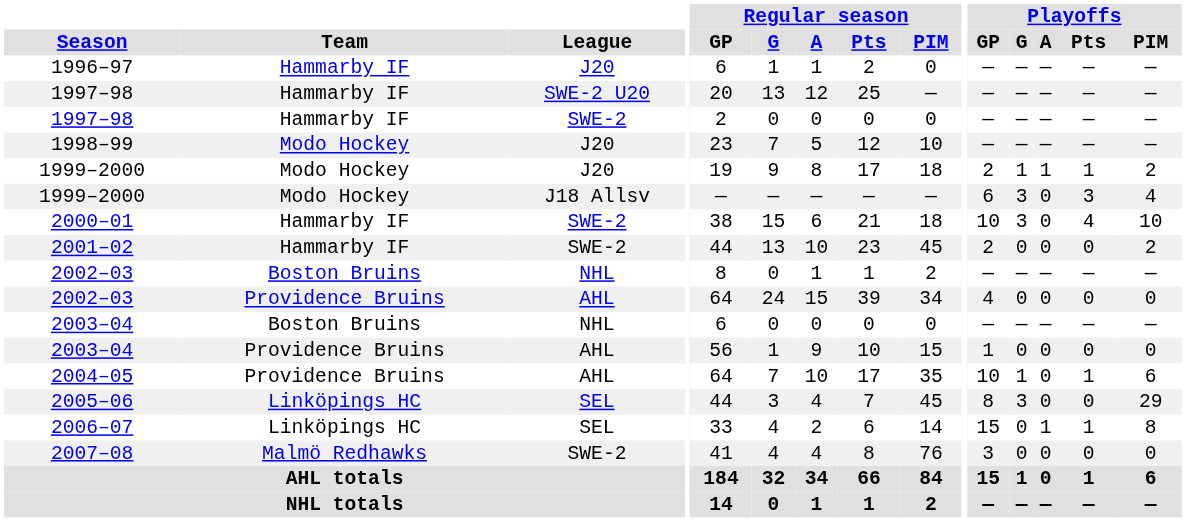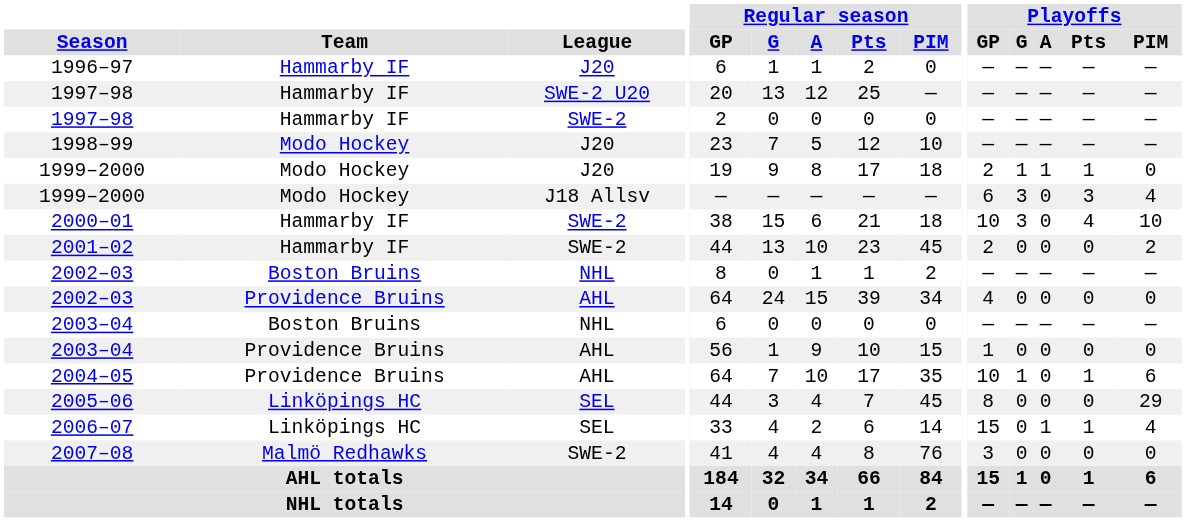(1151, 171) 2 -> (1151, 171) 0
(1022, 402) 3 -> (1022, 402) 0
(1151, 428) 8 -> (1151, 428) 4
